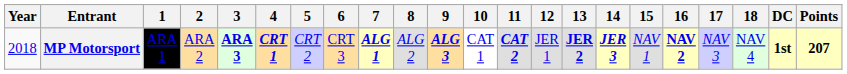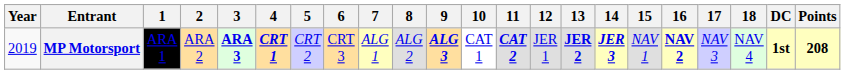(22, 48) 2018 -> (22, 48) 2019
(376, 48) bold -> (375, 48) normal
(819, 48) 207 -> (817, 48) 208
